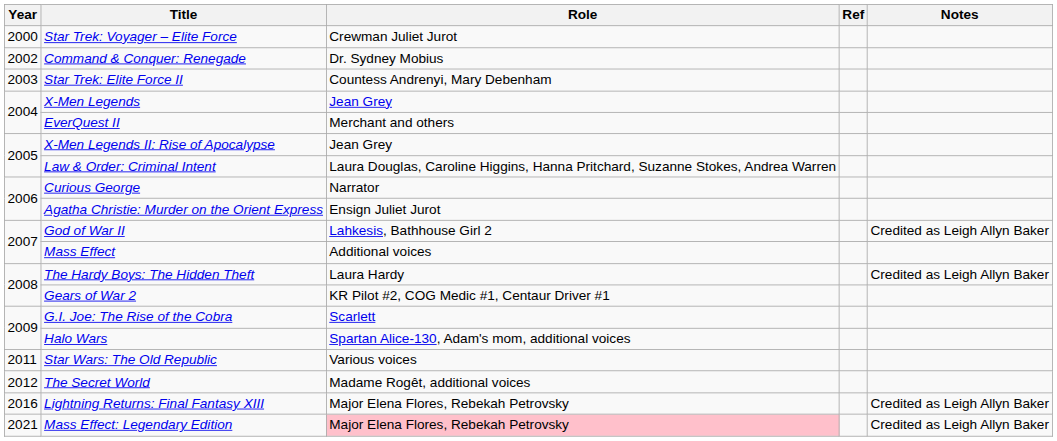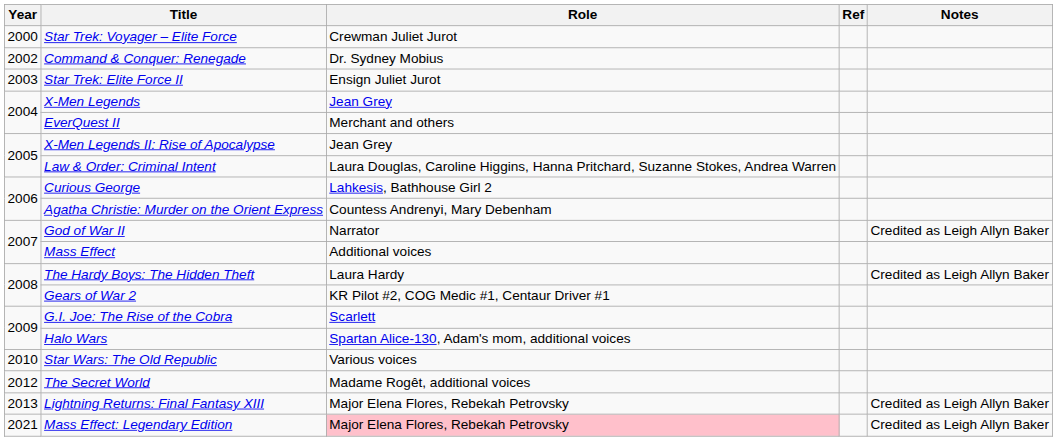(440, 79) Countess Andrenyi, Mary Debenham -> (385, 79) Ensign Juliet Jurot
(354, 187) Narrator -> (411, 187) Lahkesis, Bathhouse Girl 2
(385, 209) Ensign Juliet Jurot -> (440, 209) Countess Andrenyi, Mary Debenham
(411, 230) Lahkesis, Bathhouse Girl 2 -> (354, 230) Narrator
(22, 360) 2011 -> (23, 360) 2010
(23, 403) 2016 -> (23, 403) 2013
